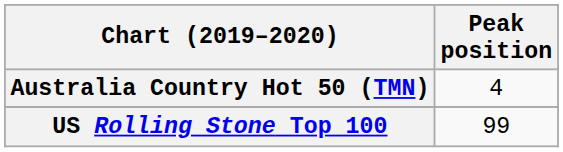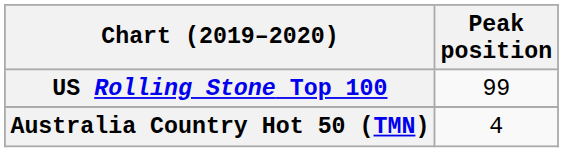rows swapped: (220, 89) <-> (220, 127)
